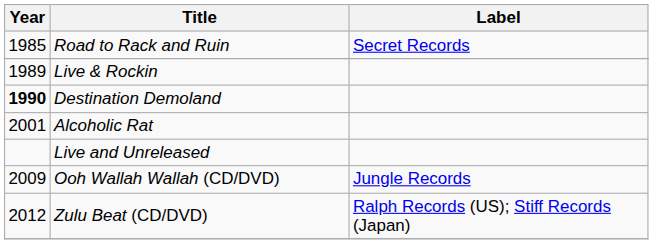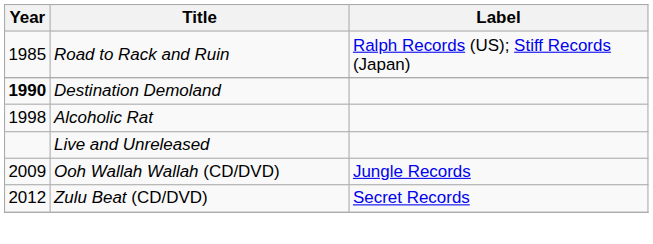(411, 44) Secret Records -> (482, 54) Ralph Records (US); Stiff Records (Japan)
- row: (106, 71)
(27, 125) 2001 -> (27, 117) 1998
(482, 215) Ralph Records (US); Stiff Records (Japan) -> (411, 198) Secret Records
